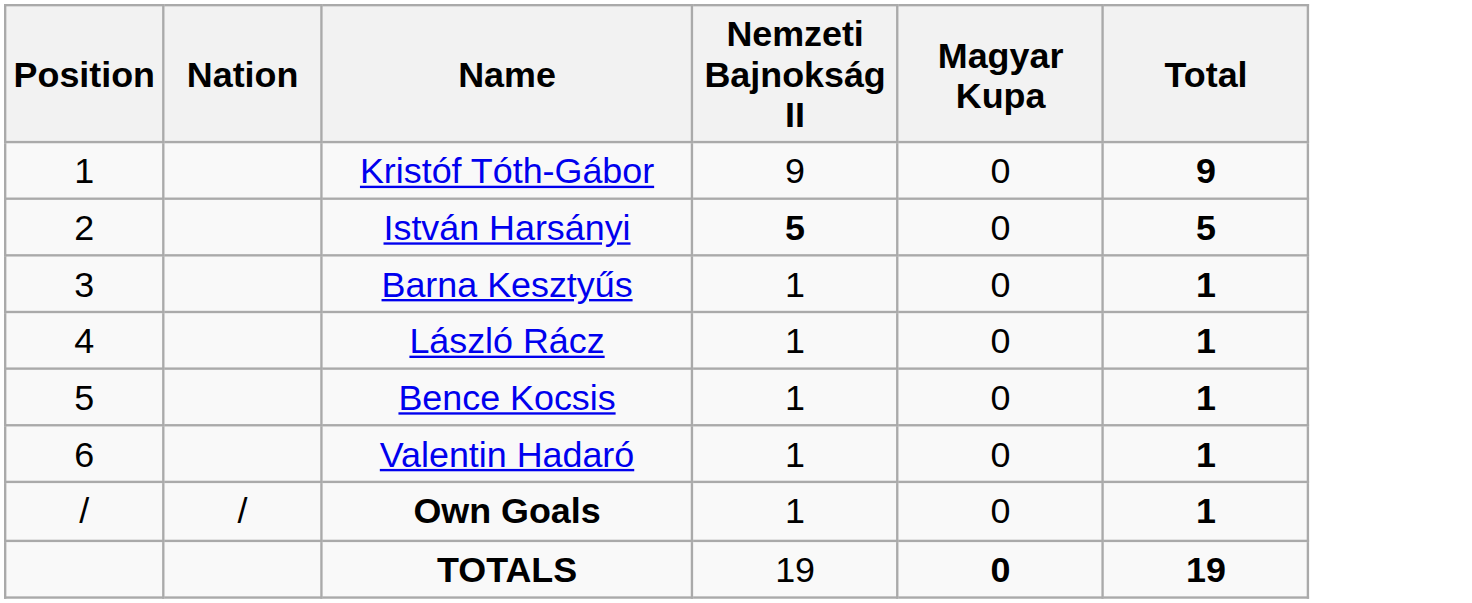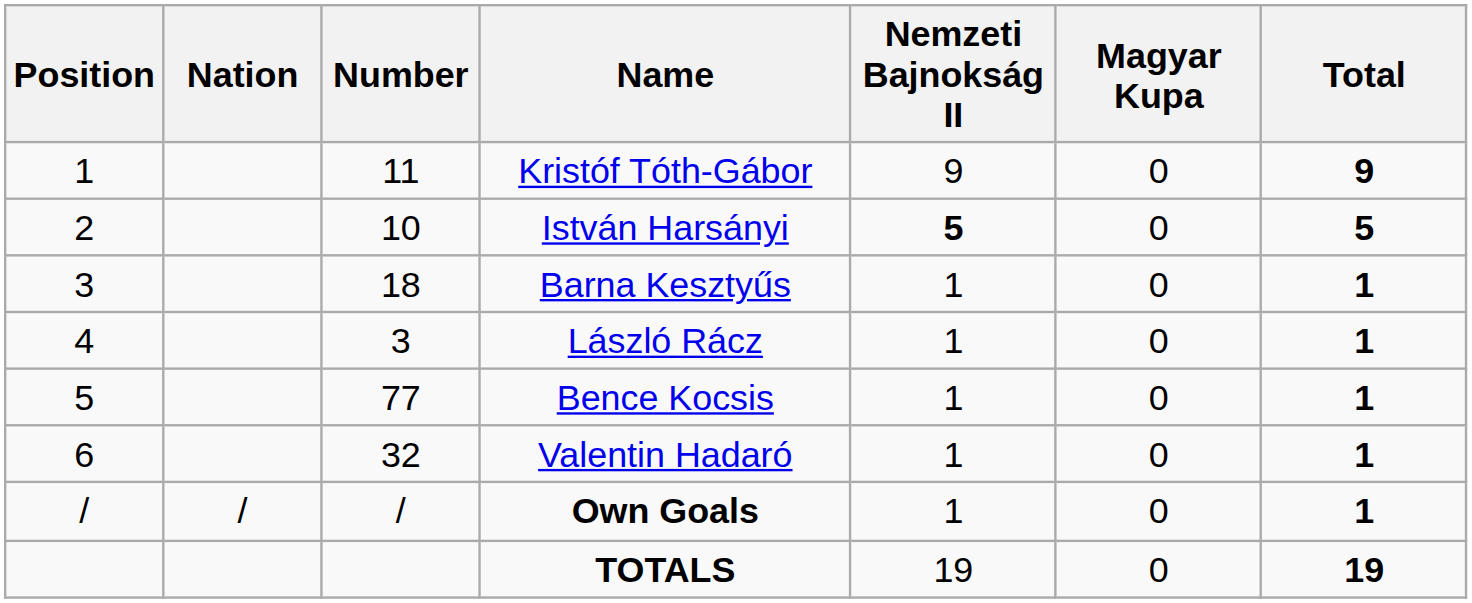+ column: (401, 74)
(1001, 568) bold -> (1159, 568) normal
